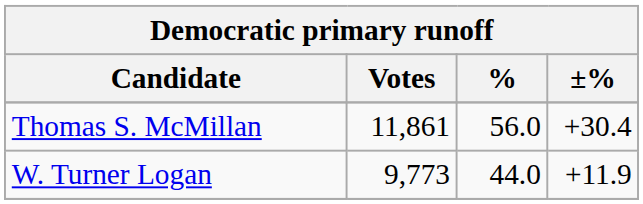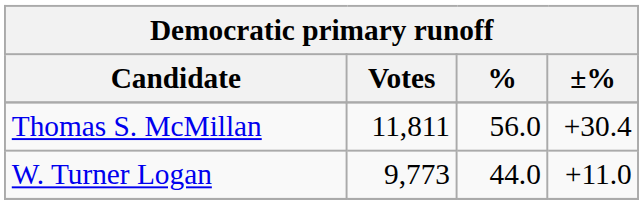(410, 126) 11,861 -> (411, 126) 11,811
(598, 175) +11.9 -> (598, 175) +11.0
